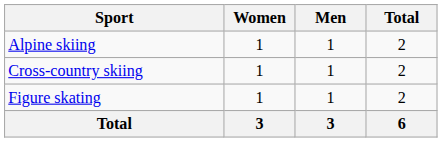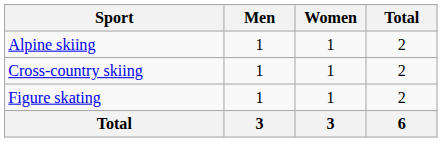columns swapped: (331, 17) <-> (260, 17)
